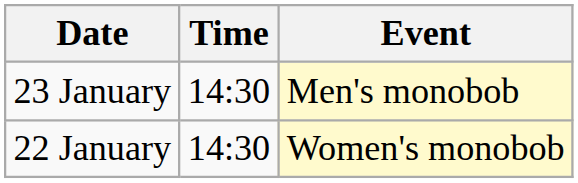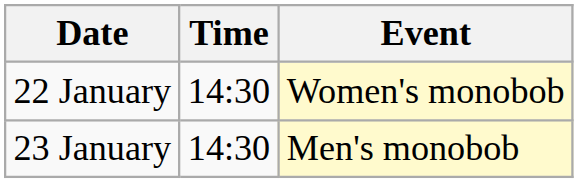rows swapped: (92, 147) <-> (92, 90)
